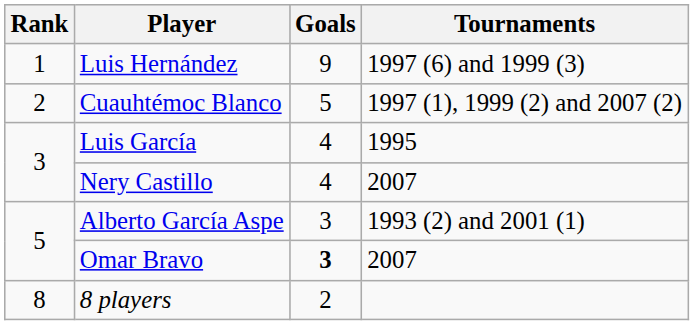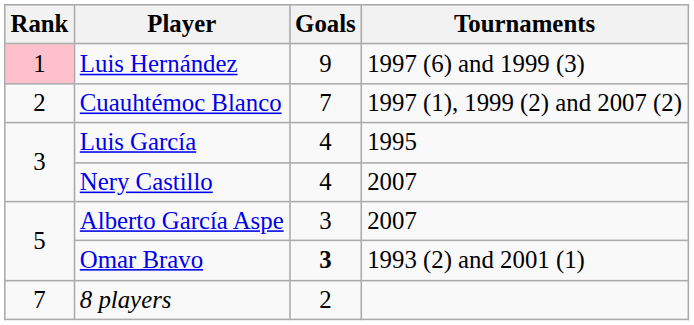(39, 63) no background -> (39, 63) pink background
(325, 102) 5 -> (325, 102) 7
(476, 220) 1993 (2) and 2001 (1) -> (392, 220) 2007
(392, 260) 2007 -> (476, 260) 1993 (2) and 2001 (1)
(39, 299) 8 -> (39, 299) 7
